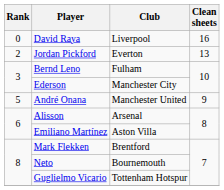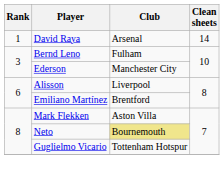(18, 38) 0 -> (18, 38) 1
(131, 38) Liverpool -> (127, 38) Arsenal
(204, 38) 16 -> (204, 38) 14
- row: (65, 54)
- row: (60, 100)
(127, 116) Arsenal -> (131, 85) Liverpool
(134, 131) Aston Villa -> (131, 100) Brentford
(131, 147) Brentford -> (134, 116) Aston Villa
(139, 162) no background -> (139, 131) khaki background
